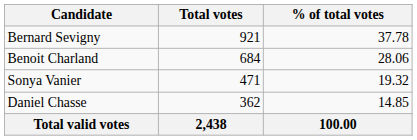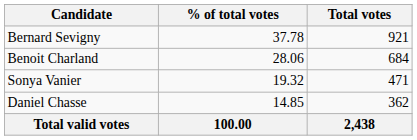columns swapped: (211, 15) <-> (338, 15)
